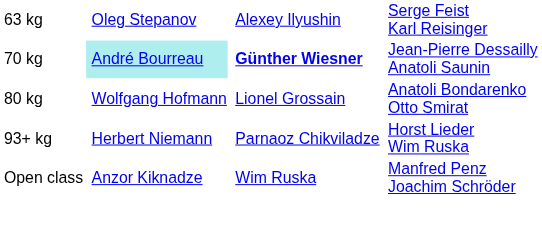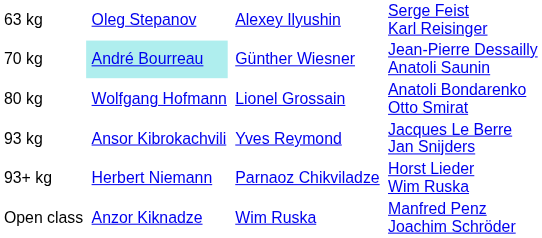(297, 59) bold -> (293, 59) normal
+ row: (23, 138)
